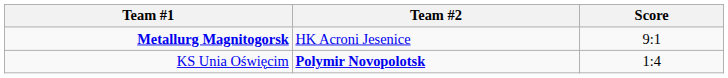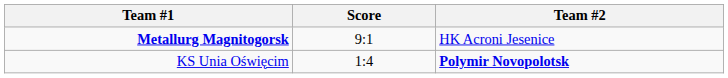columns swapped: (652, 15) <-> (436, 15)
